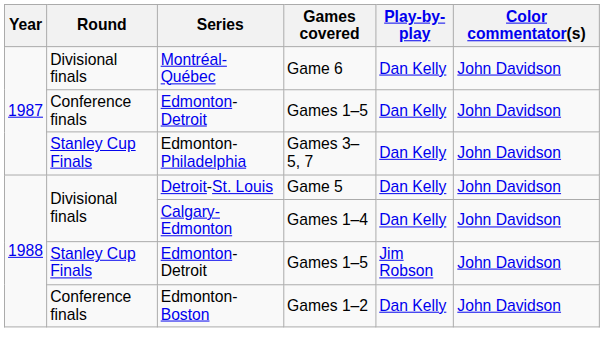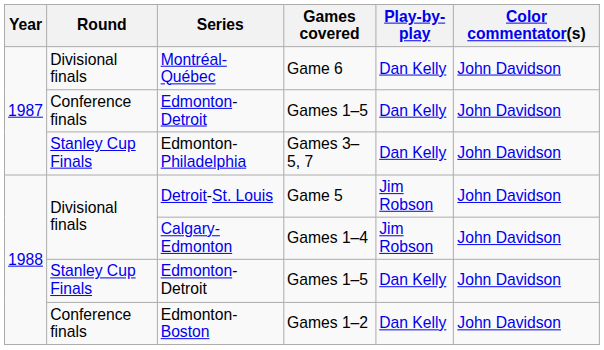(413, 186) Dan Kelly -> (406, 195) Jim Robson
(413, 220) Dan Kelly -> (406, 238) Jim Robson
(406, 263) Jim Robson -> (413, 280) Dan Kelly
